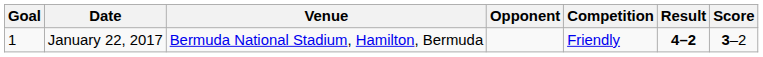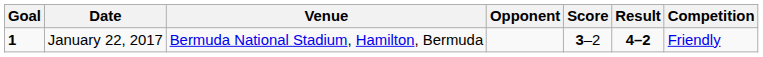columns swapped: (734, 16) <-> (611, 16)
(12, 39) normal -> (12, 39) bold
